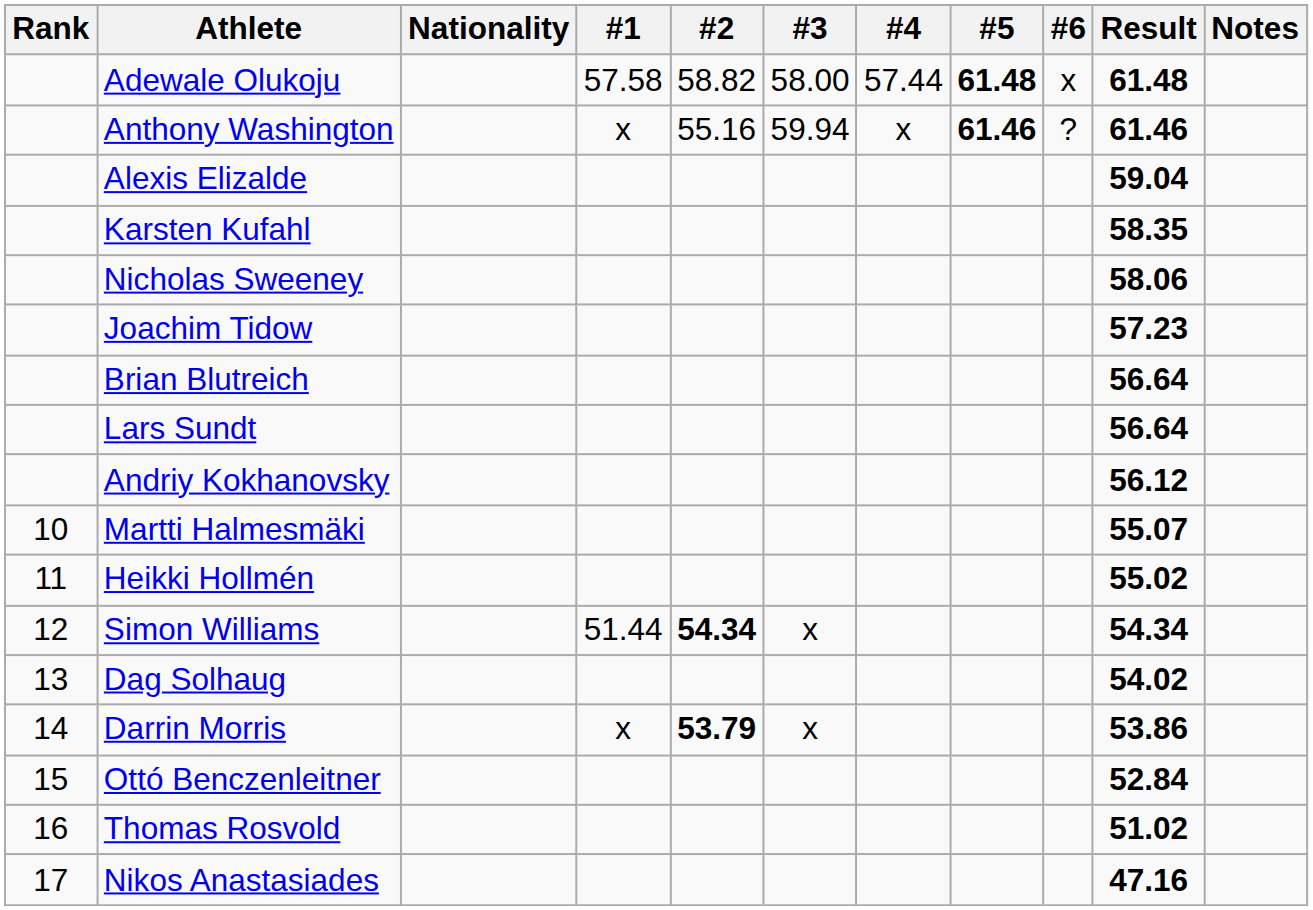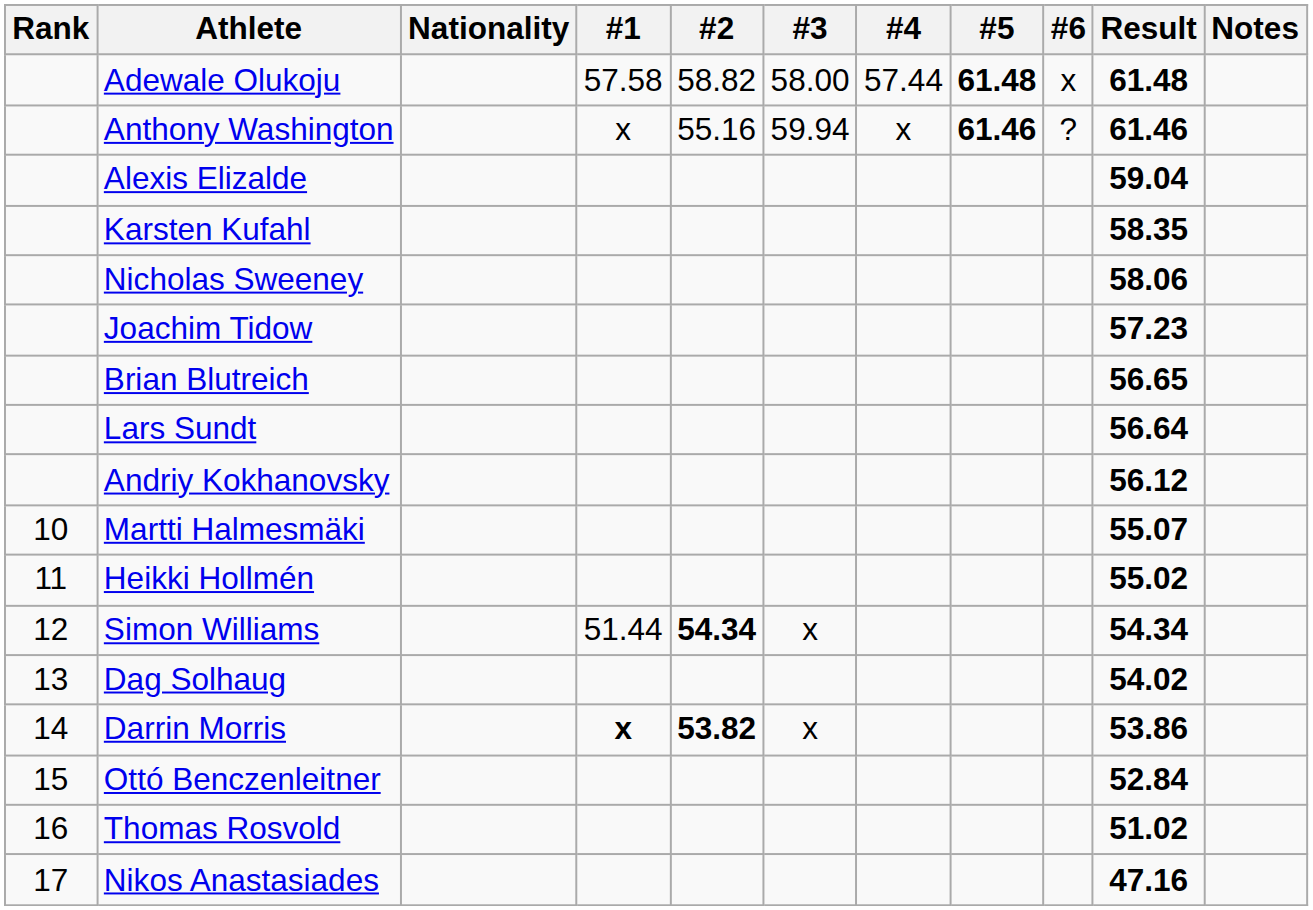(1149, 379) 56.64 -> (1149, 379) 56.65
(623, 729) normal -> (623, 729) bold
(717, 729) 53.79 -> (717, 729) 53.82
